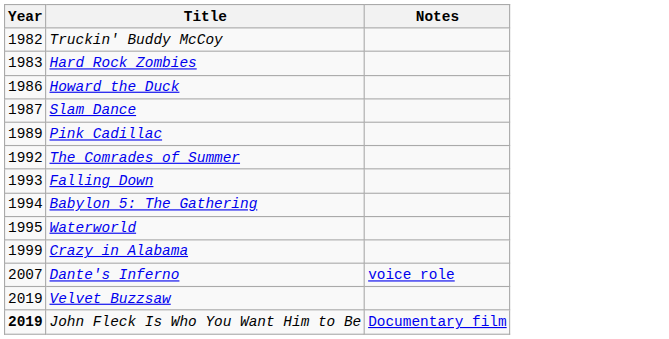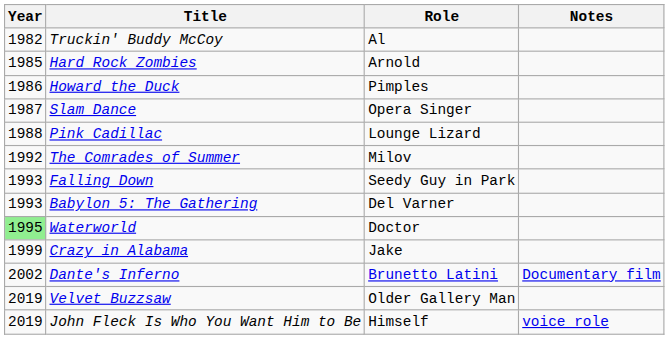+ column: (442, 16)
(25, 63) 1983 -> (25, 63) 1985
(25, 134) 1989 -> (25, 134) 1988
(25, 204) 1994 -> (25, 204) 1993
(25, 228) no background -> (25, 228) lightgreen background
(25, 275) 2007 -> (25, 275) 2002
(411, 275) voice role -> (591, 275) Documentary film
(25, 322) bold -> (25, 322) normal
(437, 322) Documentary film -> (566, 322) voice role
